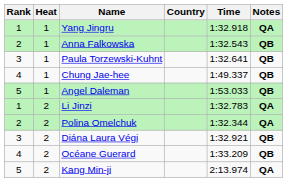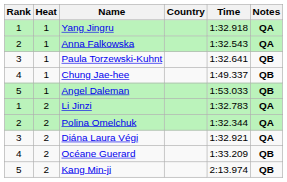(266, 43) QB -> (266, 43) QA
(266, 138) QB -> (266, 138) QA
(266, 169) QA -> (266, 169) QB
